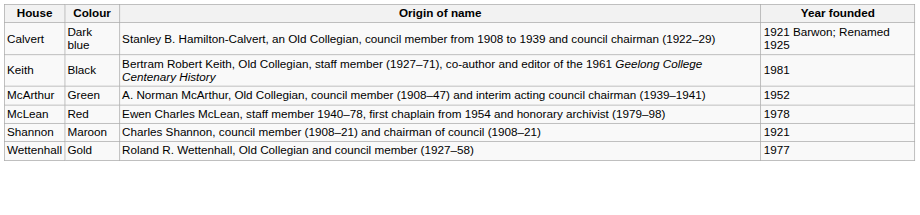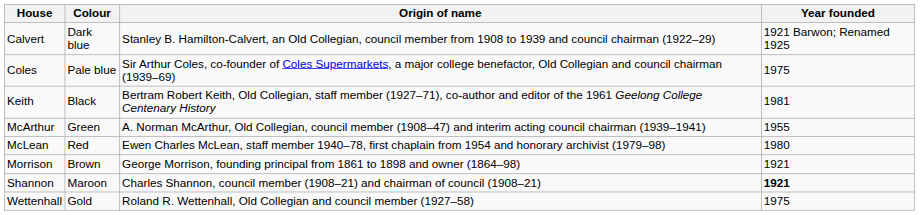+ row: (22, 70)
(777, 95) 1952 -> (777, 127) 1955
(777, 114) 1978 -> (777, 145) 1980
+ row: (30, 164)
(777, 132) normal -> (777, 182) bold
(777, 151) 1977 -> (777, 201) 1975
